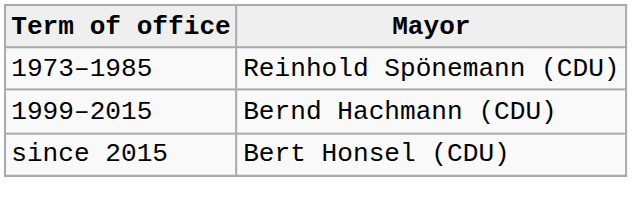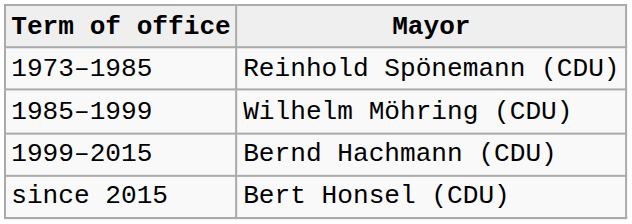+ row: (408, 111)
